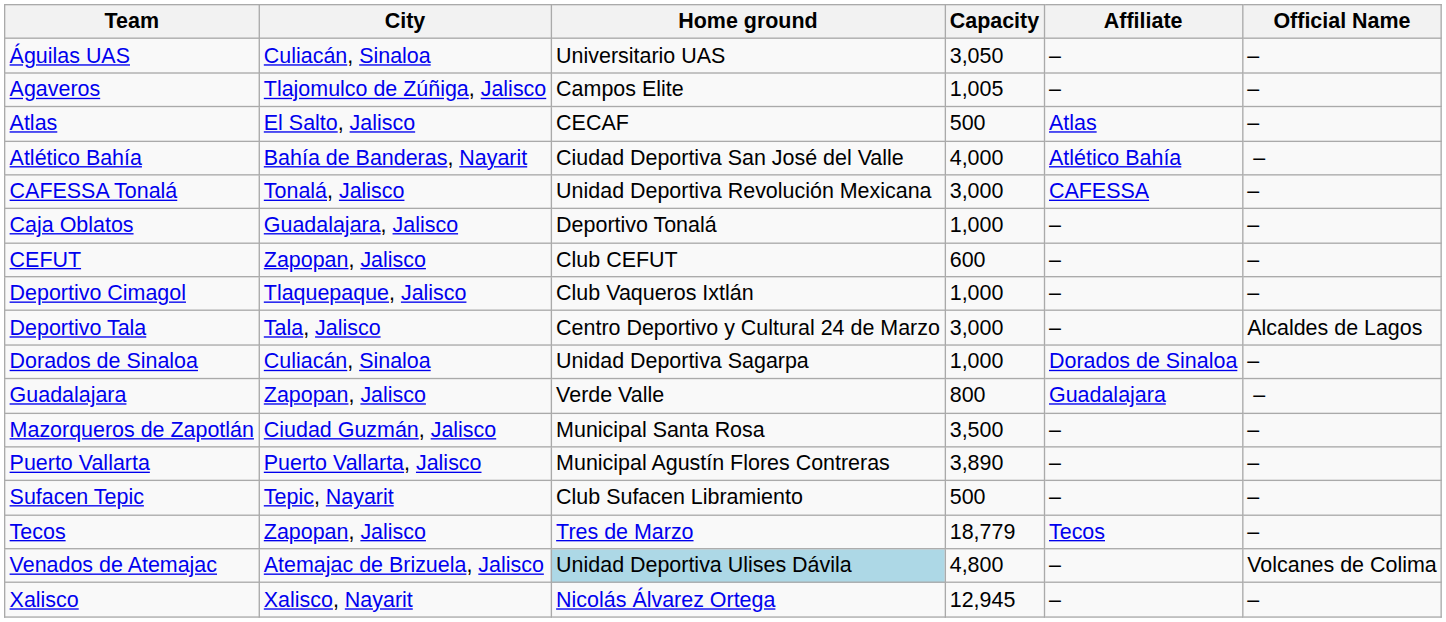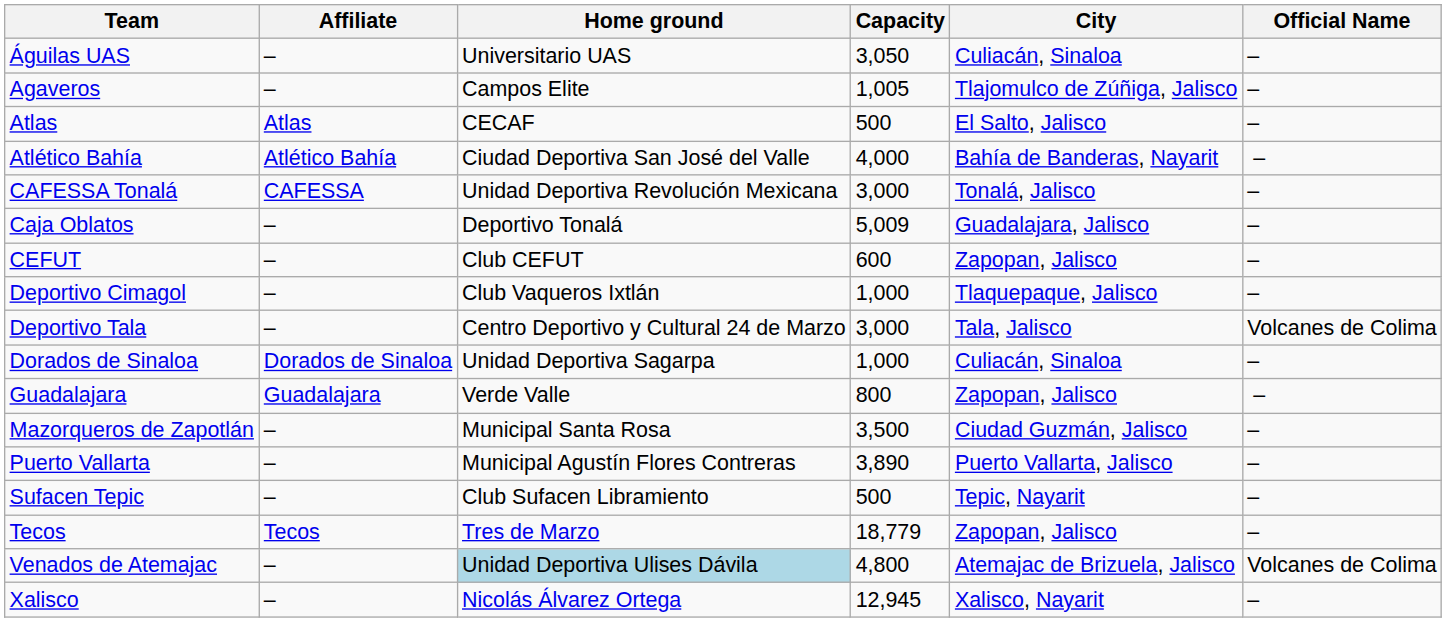columns swapped: (405, 21) <-> (1143, 21)
(977, 225) 1,000 -> (882, 225) 5,009
(1335, 327) Alcaldes de Lagos -> (1342, 327) Volcanes de Colima
